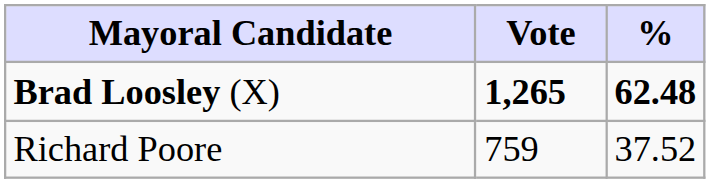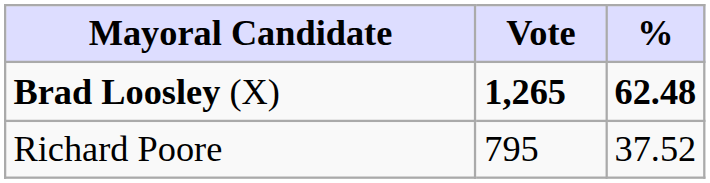(511, 148) 759 -> (511, 148) 795
